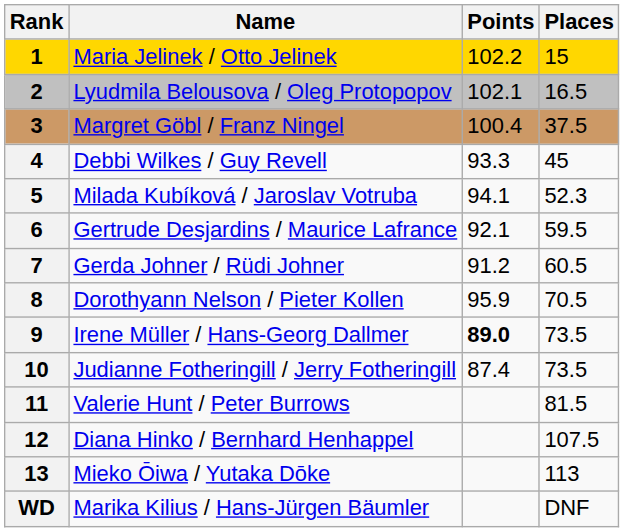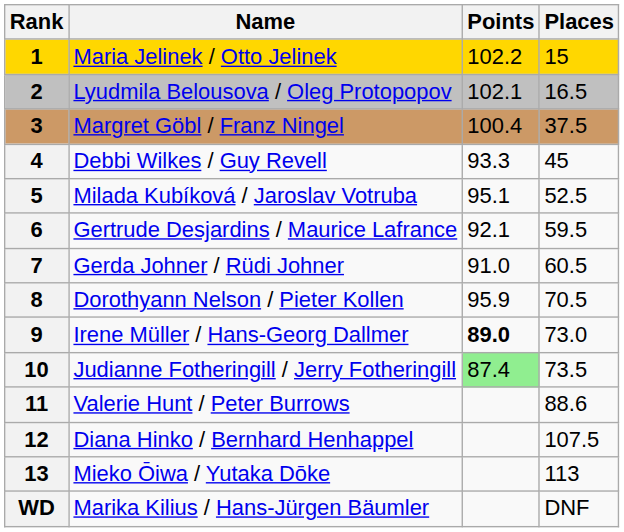(489, 195) 94.1 -> (489, 195) 95.1
(566, 195) 52.3 -> (566, 195) 52.5
(489, 265) 91.2 -> (489, 265) 91.0
(566, 334) 73.5 -> (566, 334) 73.0
(489, 369) no background -> (489, 369) lightgreen background
(566, 404) 81.5 -> (566, 404) 88.6
